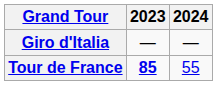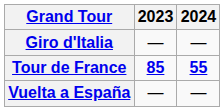(191, 67) normal -> (198, 67) bold
+ row: (69, 93)
